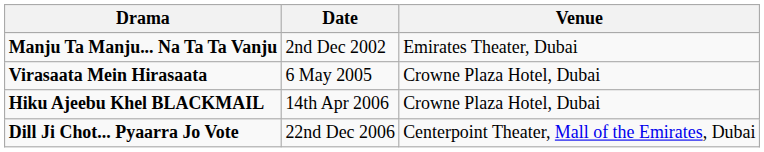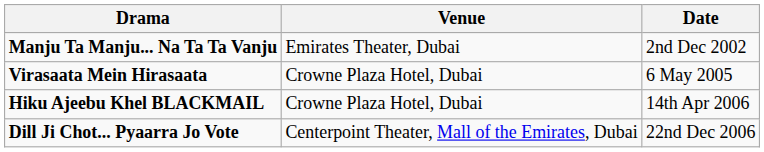columns swapped: (340, 18) <-> (579, 18)
